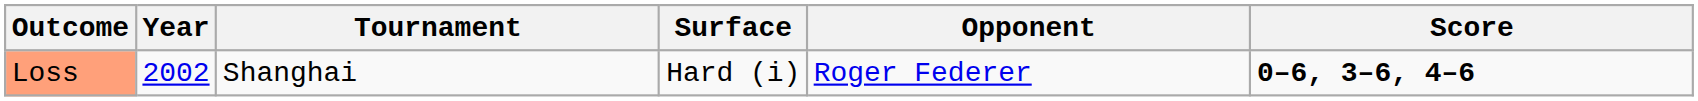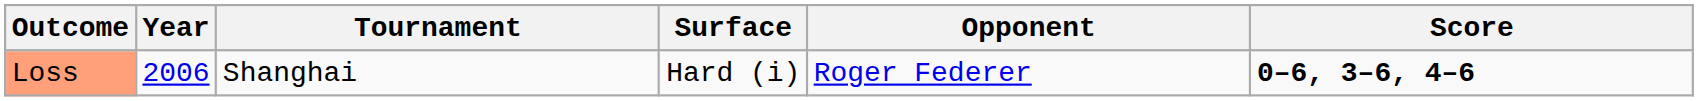(176, 73) 2002 -> (176, 73) 2006
